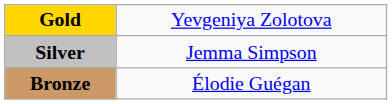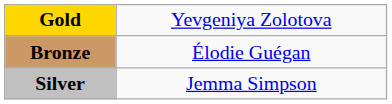rows swapped: (60, 51) <-> (60, 83)
